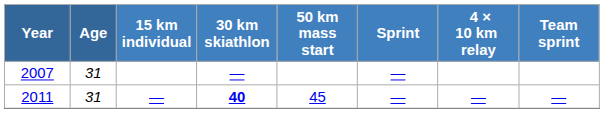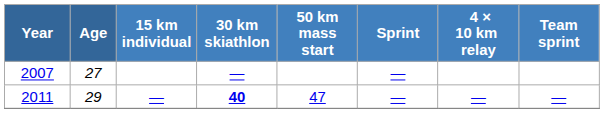(93, 73) 31 -> (93, 73) 27
(93, 97) 31 -> (93, 97) 29
(317, 97) 45 -> (317, 97) 47
